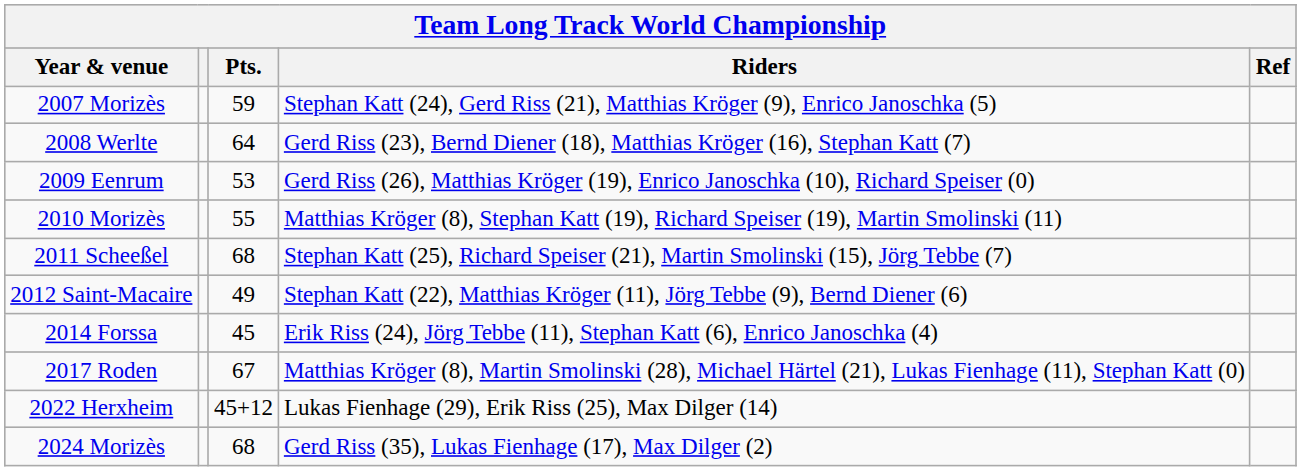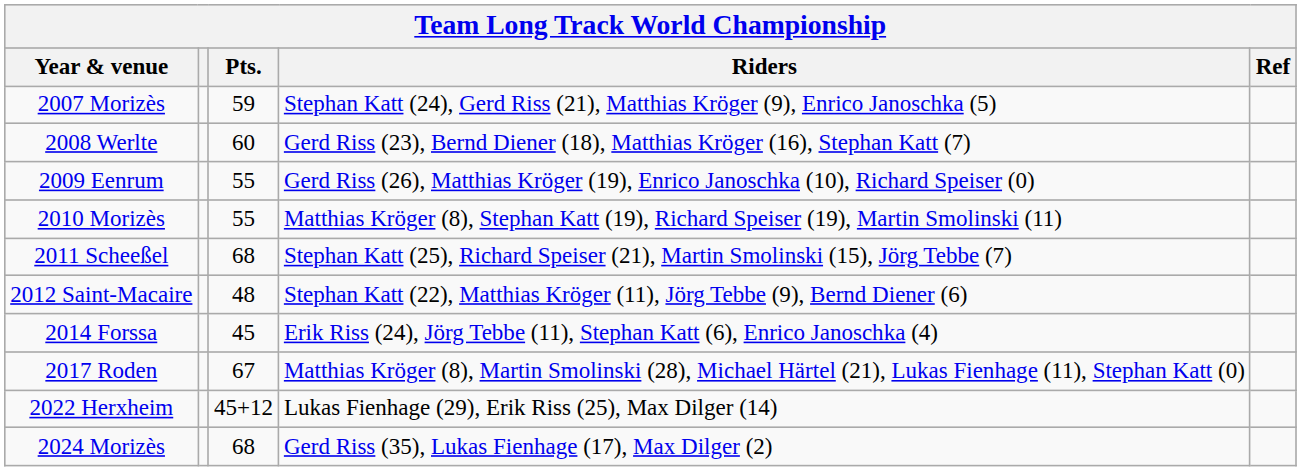(244, 142) 64 -> (244, 142) 60
(244, 180) 53 -> (244, 180) 55
(244, 294) 49 -> (244, 294) 48
